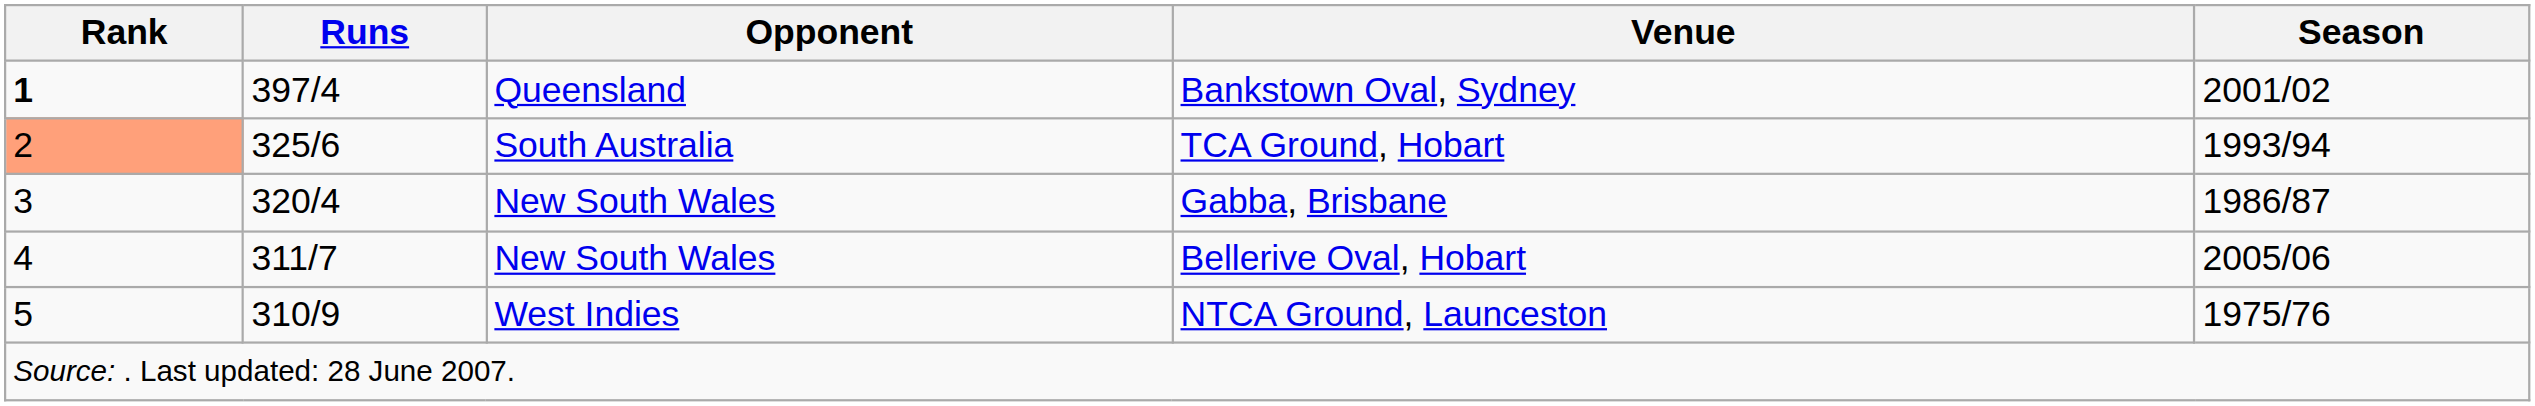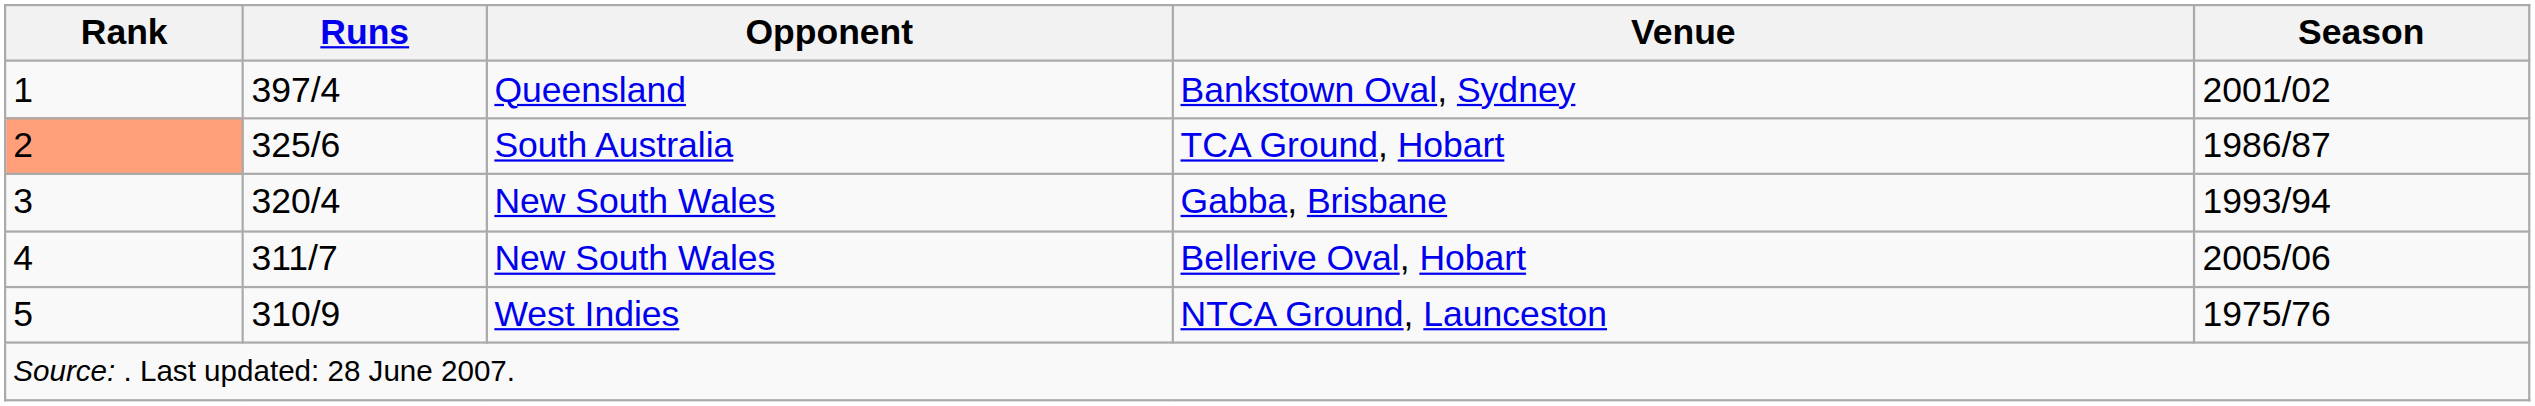(23, 88) bold -> (23, 88) normal
(2267, 145) 1993/94 -> (2267, 145) 1986/87
(2267, 201) 1986/87 -> (2267, 201) 1993/94
